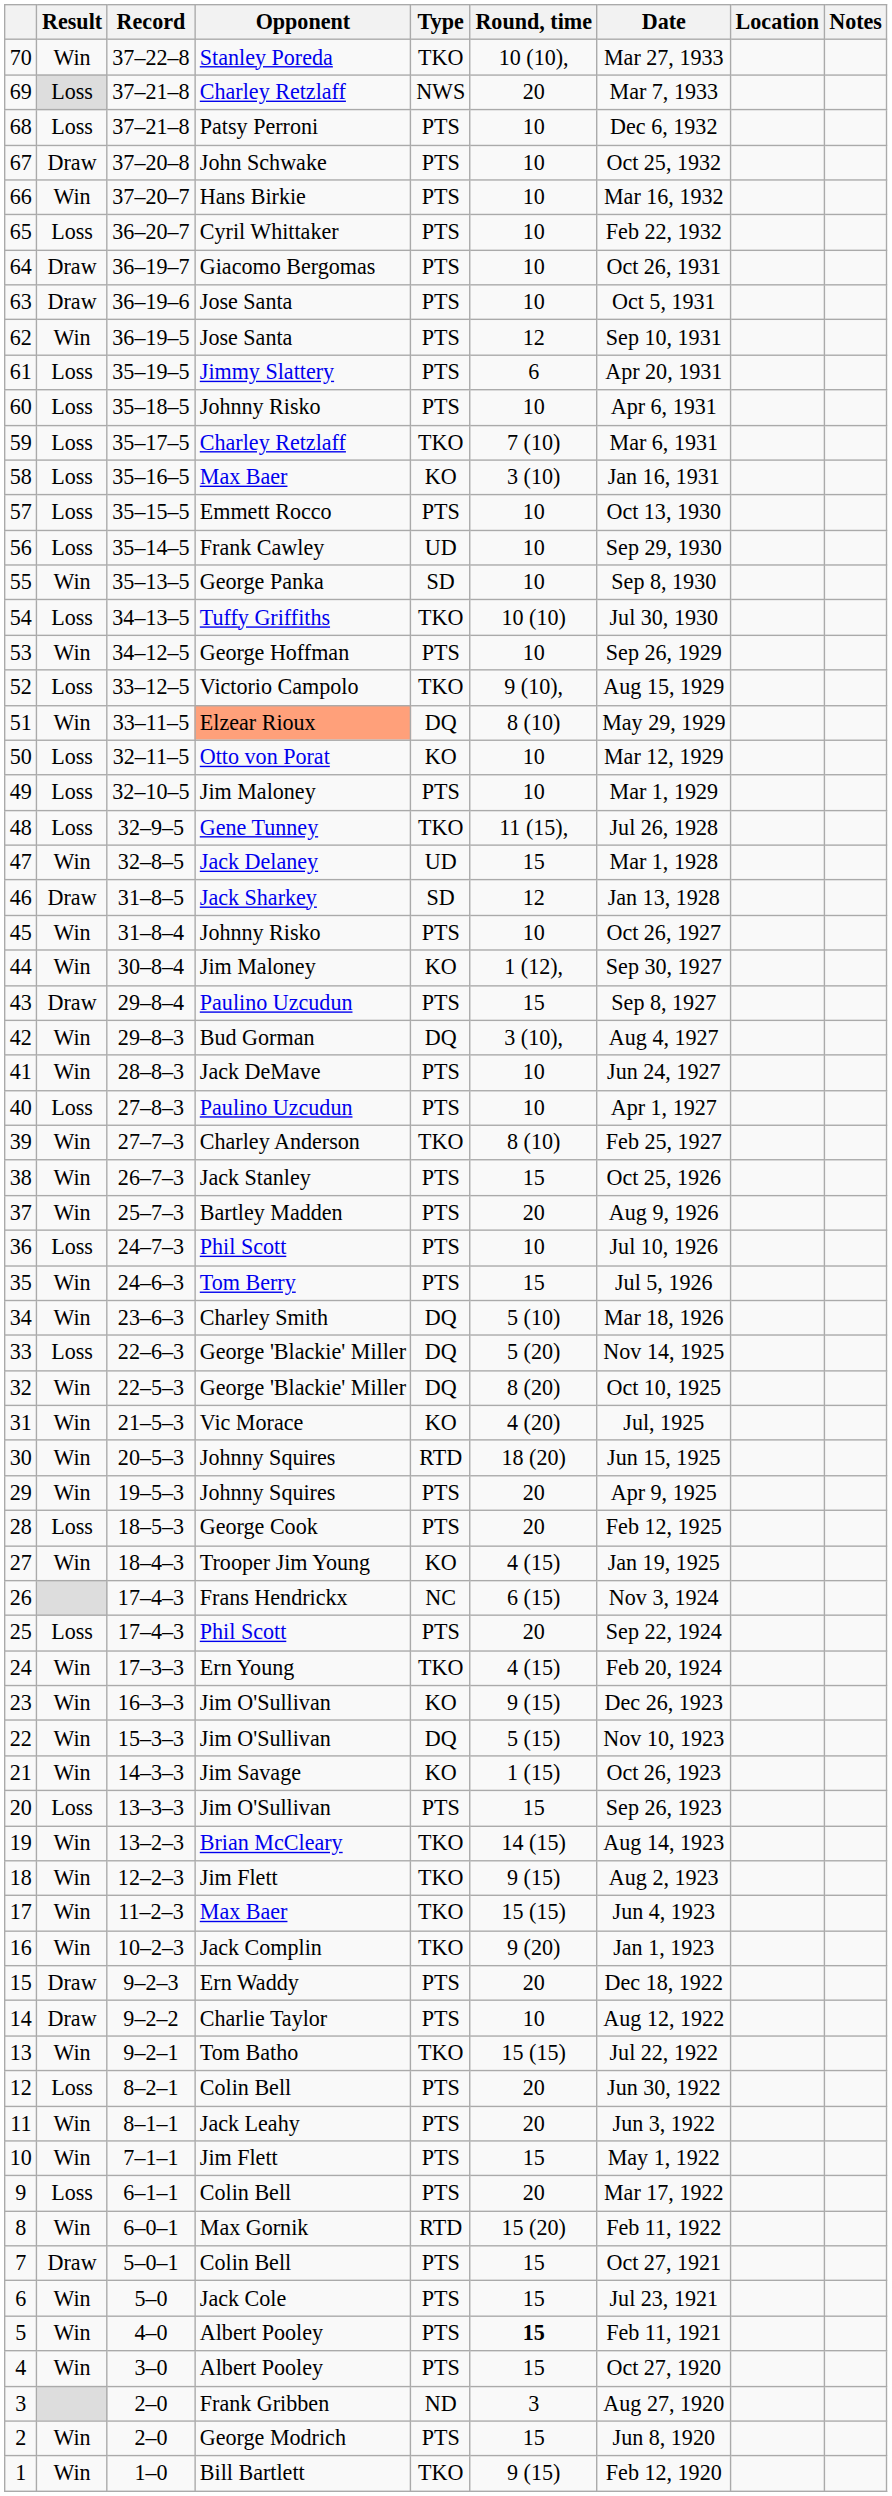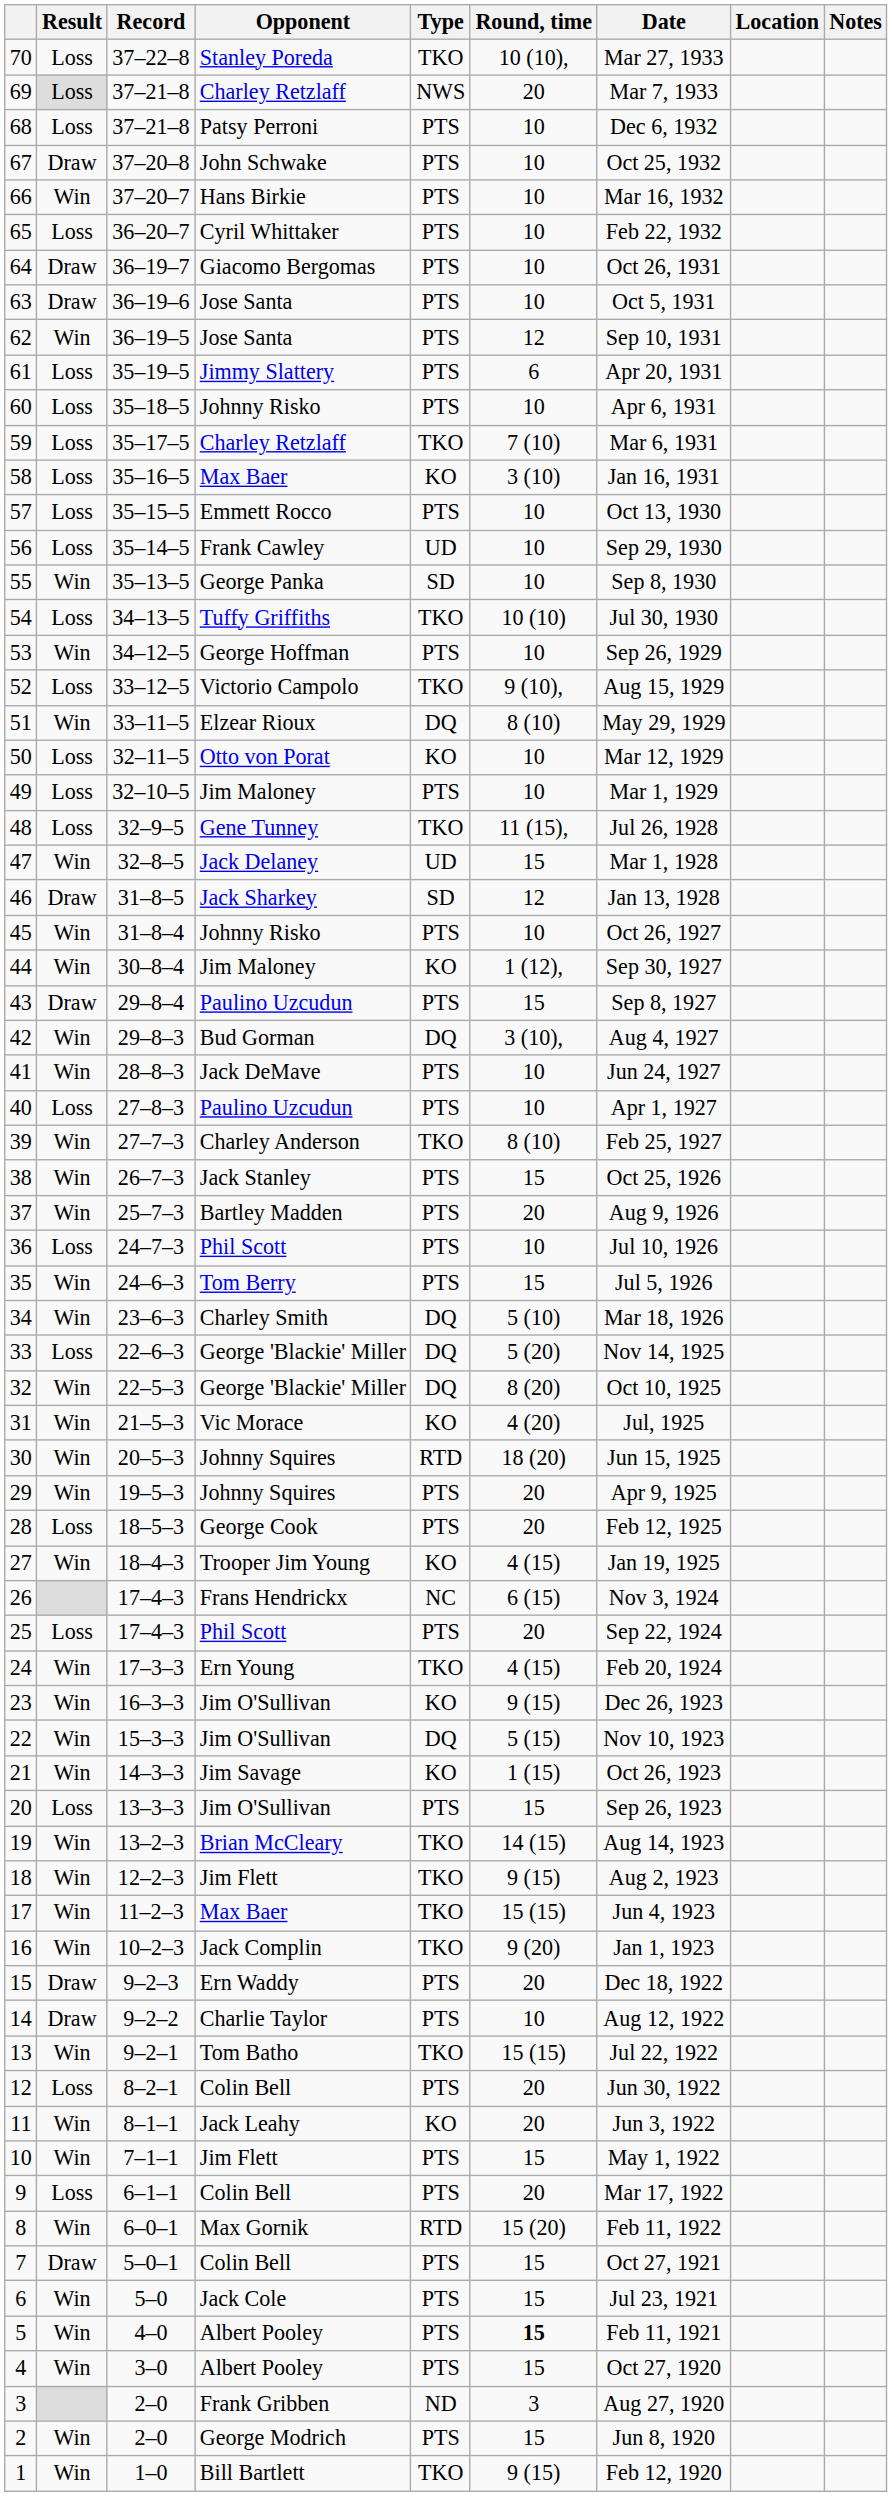(72, 57) Win -> (72, 57) Loss
(258, 722) lightsalmon background -> (258, 722) no background
(441, 2123) PTS -> (441, 2123) KO
